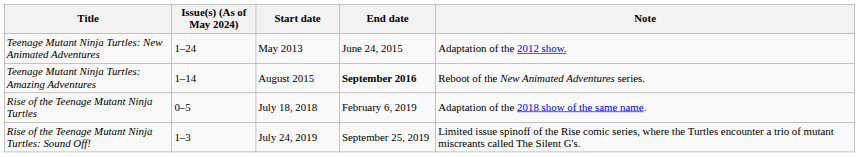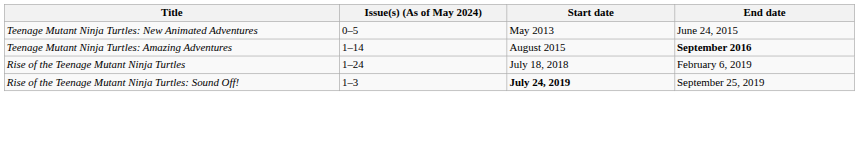- column: (645, 19)
(185, 48) 1–24 -> (350, 30) 0–5
(183, 107) 0–5 -> (353, 64) 1–24
(288, 137) normal -> (540, 82) bold
